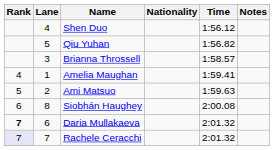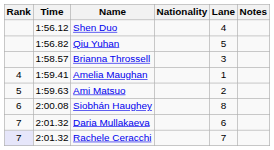columns swapped: (47, 12) <-> (218, 12)
(19, 122) bold -> (19, 122) normal
